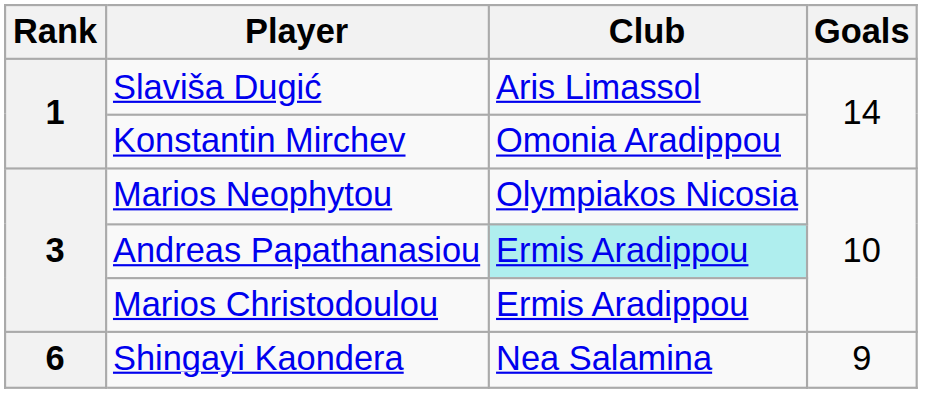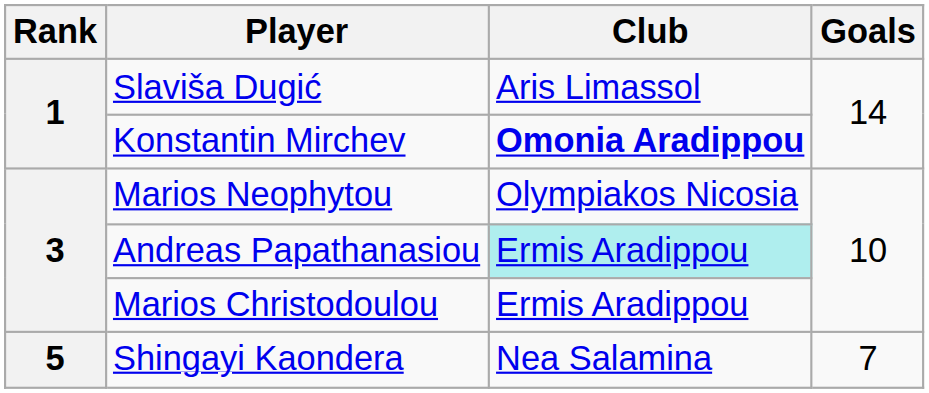(639, 140) normal -> (650, 140) bold
(55, 359) 6 -> (55, 359) 5
(862, 359) 9 -> (868, 359) 7
